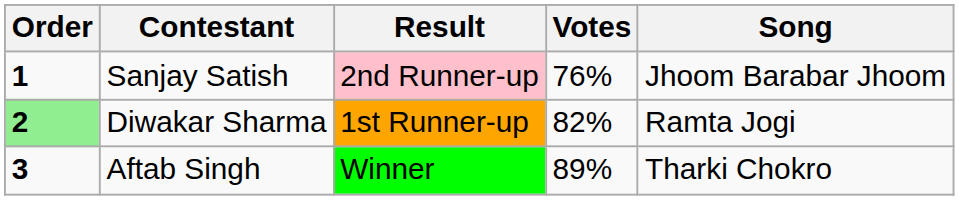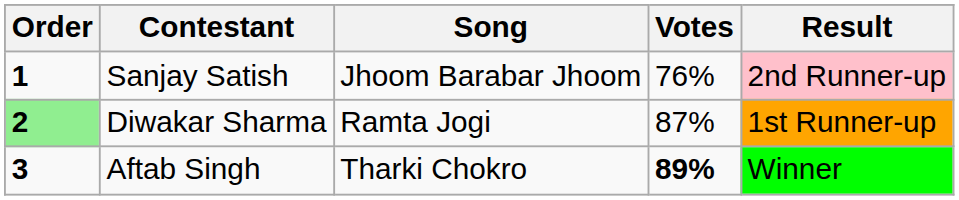columns swapped: (796, 28) <-> (440, 28)
(582, 122) 82% -> (685, 122) 87%
(582, 169) normal -> (685, 169) bold
